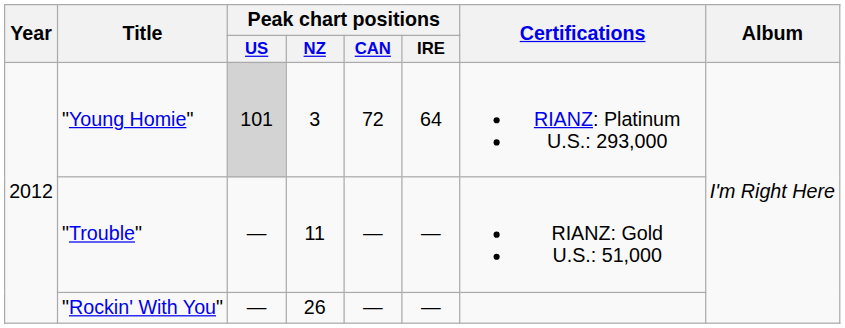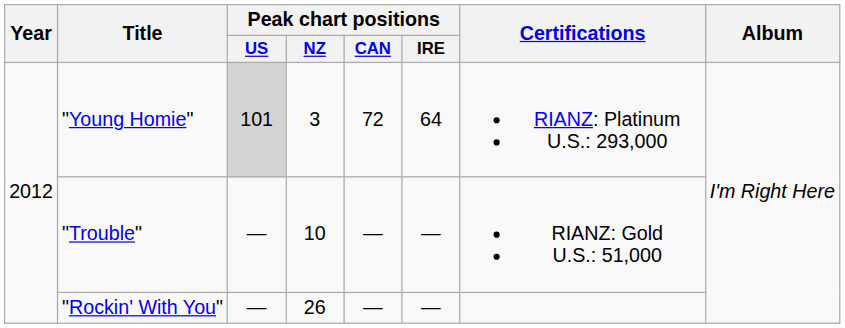(315, 234) 11 -> (315, 234) 10
